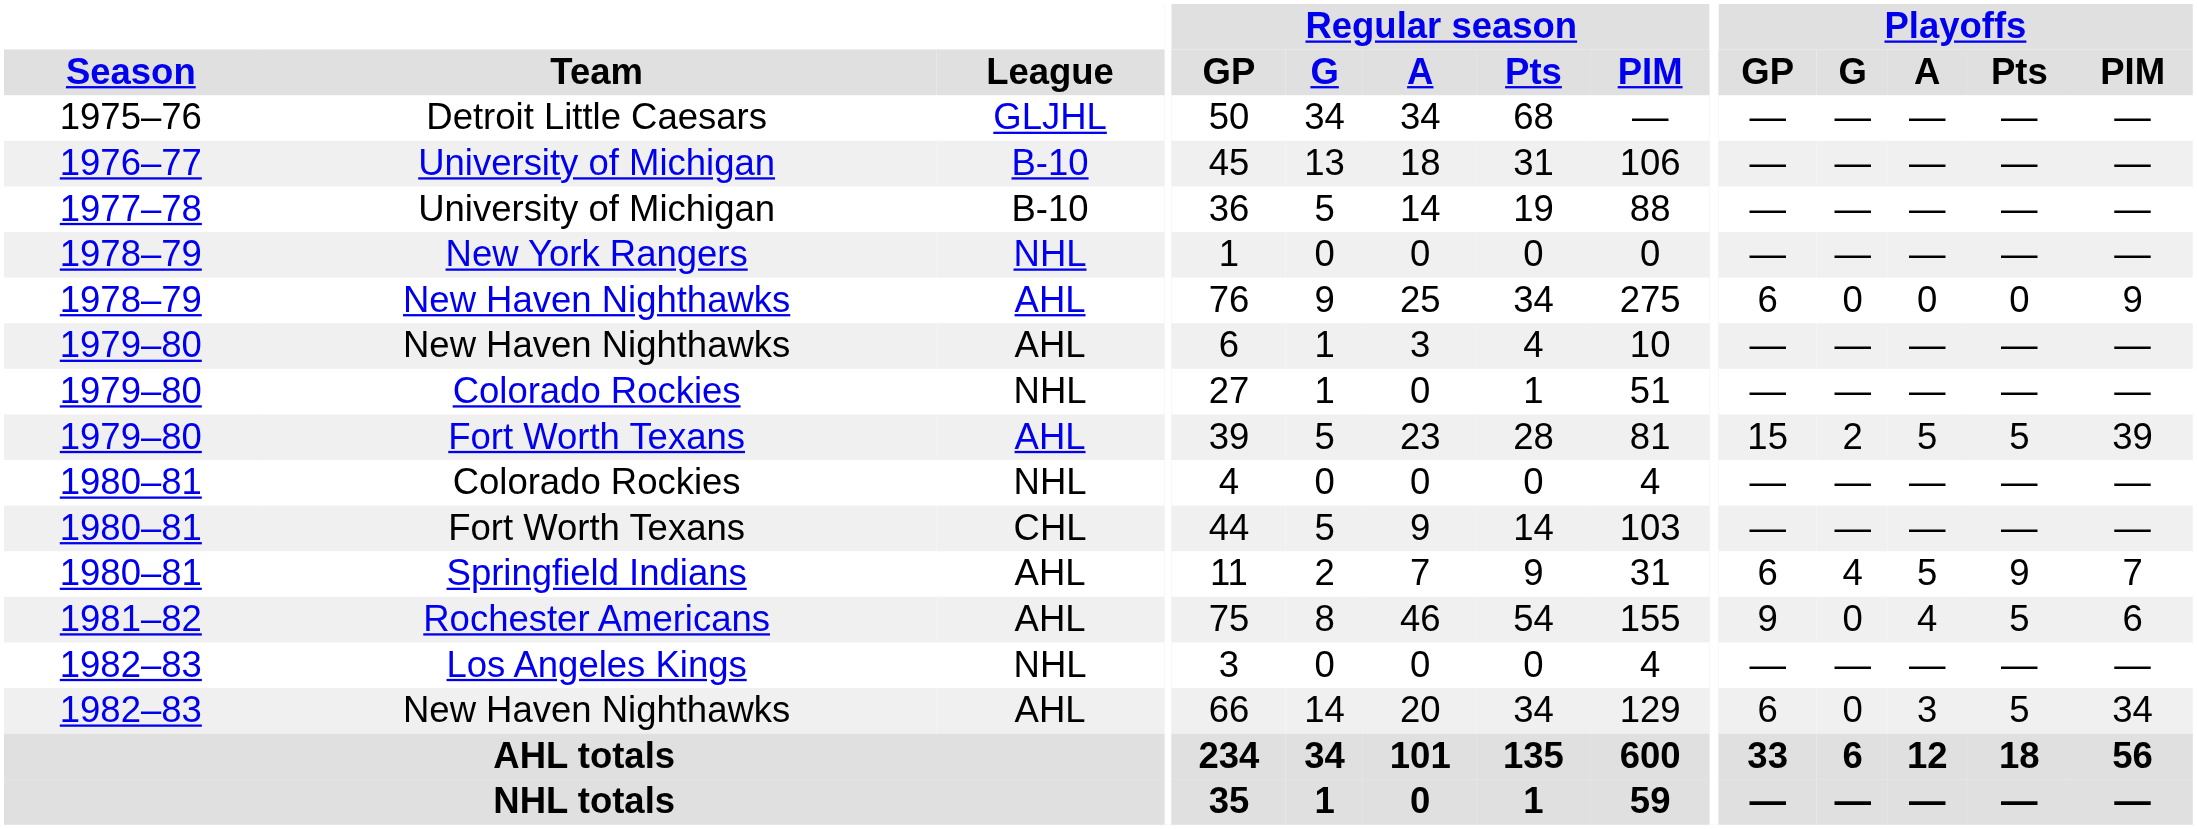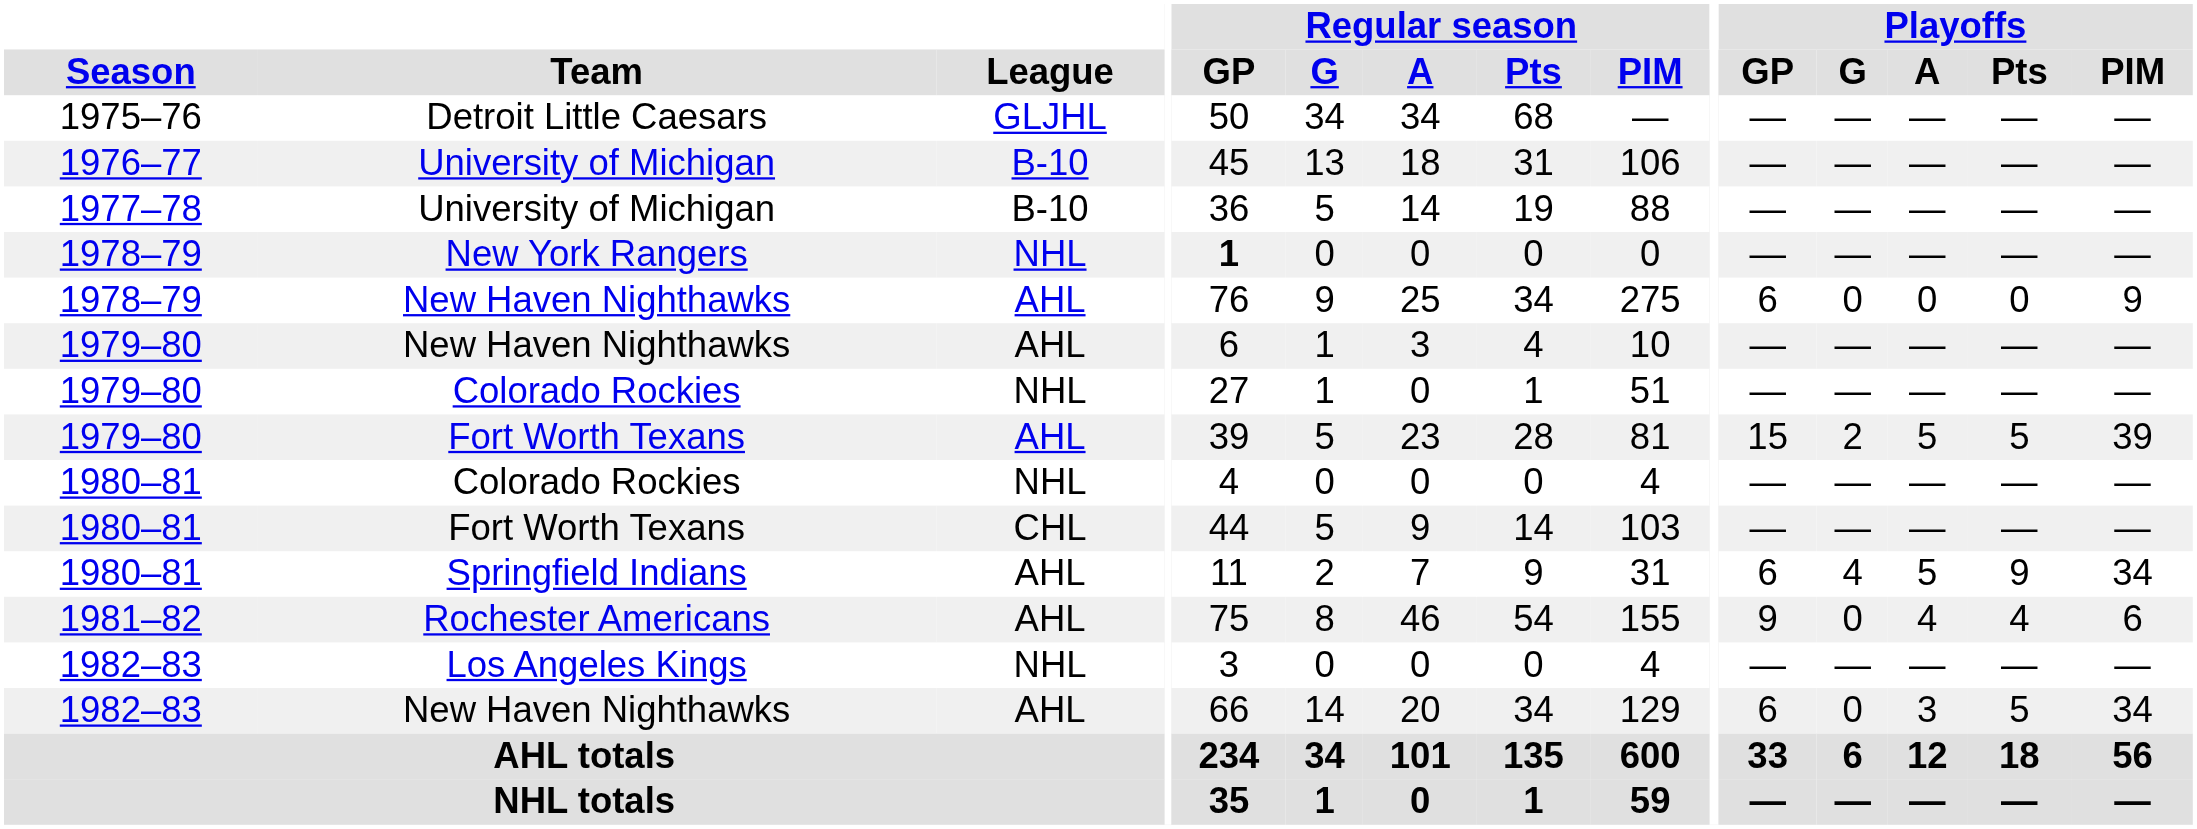(1229, 254) normal -> (1229, 254) bold
(2133, 573) 7 -> (2133, 573) 34
(2019, 618) 5 -> (2019, 618) 4
